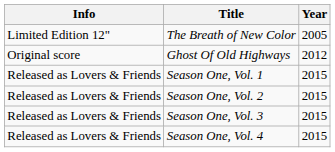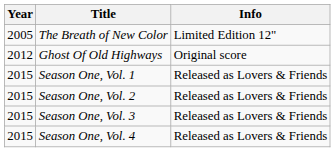columns swapped: (314, 14) <-> (84, 14)
